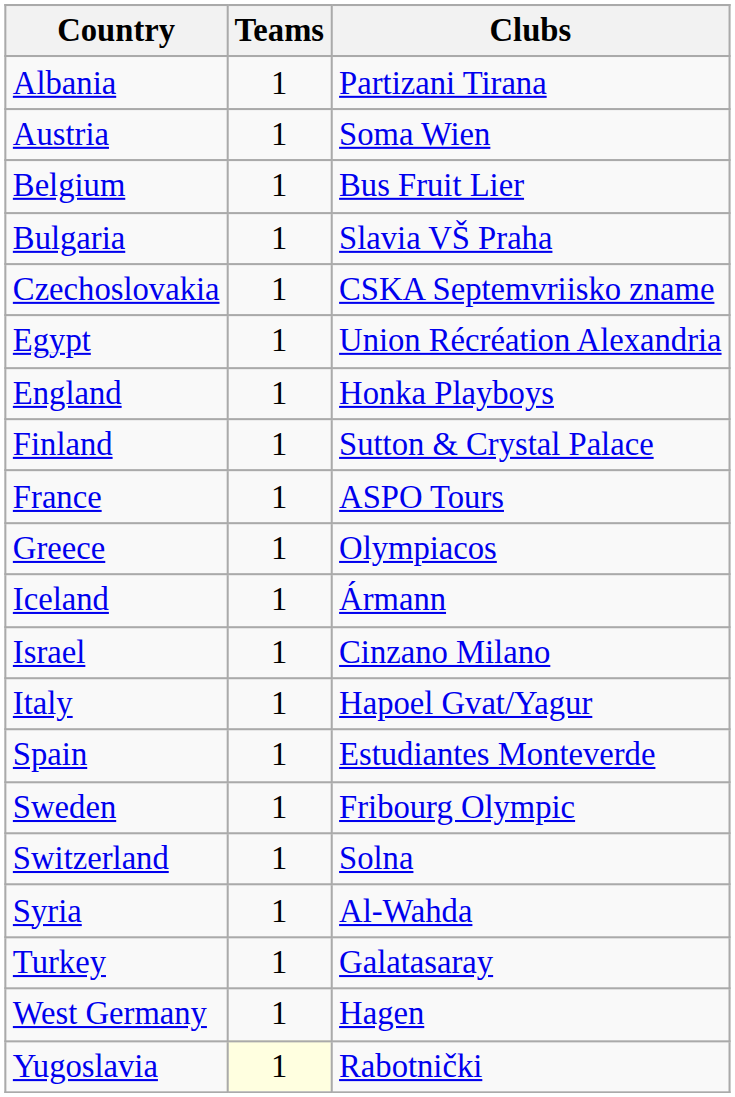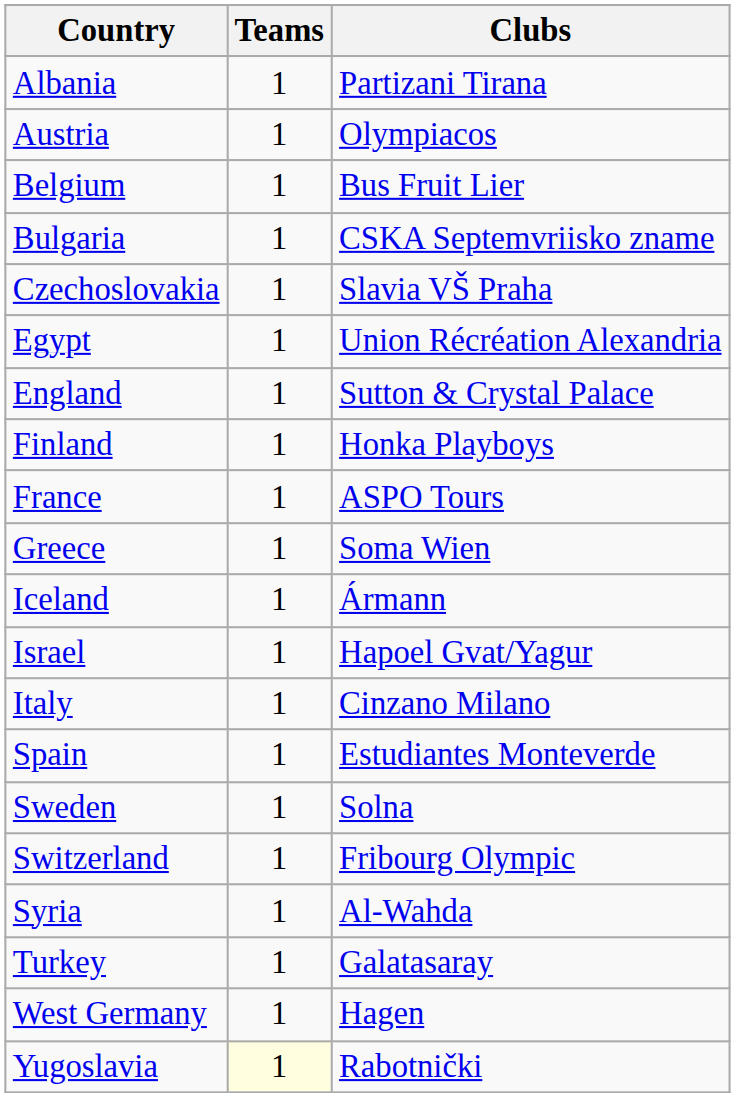(415, 133) Soma Wien -> (418, 133) Olympiacos
(446, 237) Slavia VŠ Praha -> (527, 237) CSKA Septemvriisko zname
(527, 289) CSKA Septemvriisko zname -> (446, 289) Slavia VŠ Praha
(447, 392) Honka Playboys -> (496, 392) Sutton & Crystal Palace
(496, 444) Sutton & Crystal Palace -> (447, 444) Honka Playboys
(418, 548) Olympiacos -> (415, 548) Soma Wien
(445, 651) Cinzano Milano -> (466, 651) Hapoel Gvat/Yagur
(466, 703) Hapoel Gvat/Yagur -> (445, 703) Cinzano Milano
(457, 806) Fribourg Olympic -> (376, 806) Solna
(376, 858) Solna -> (457, 858) Fribourg Olympic
